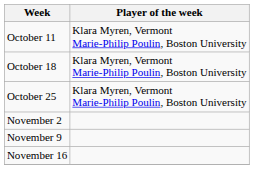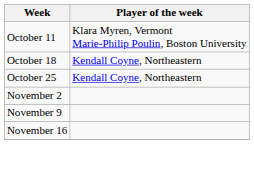(159, 66) Klara Myren, Vermont Marie-Philip Poulin, Boston University -> (137, 60) Kendall Coyne, Northeastern
(159, 96) Klara Myren, Vermont Marie-Philip Poulin, Boston University -> (137, 78) Kendall Coyne, Northeastern
